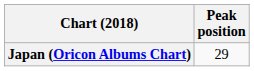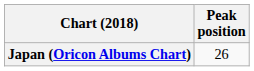(222, 54) 29 -> (222, 54) 26
